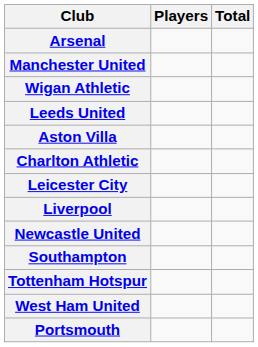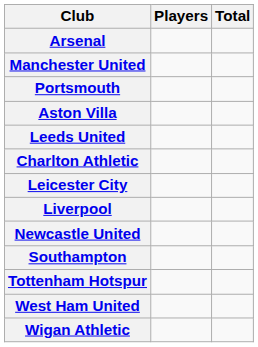rows swapped: (77, 329) <-> (77, 88)
rows swapped: (77, 112) <-> (77, 137)
